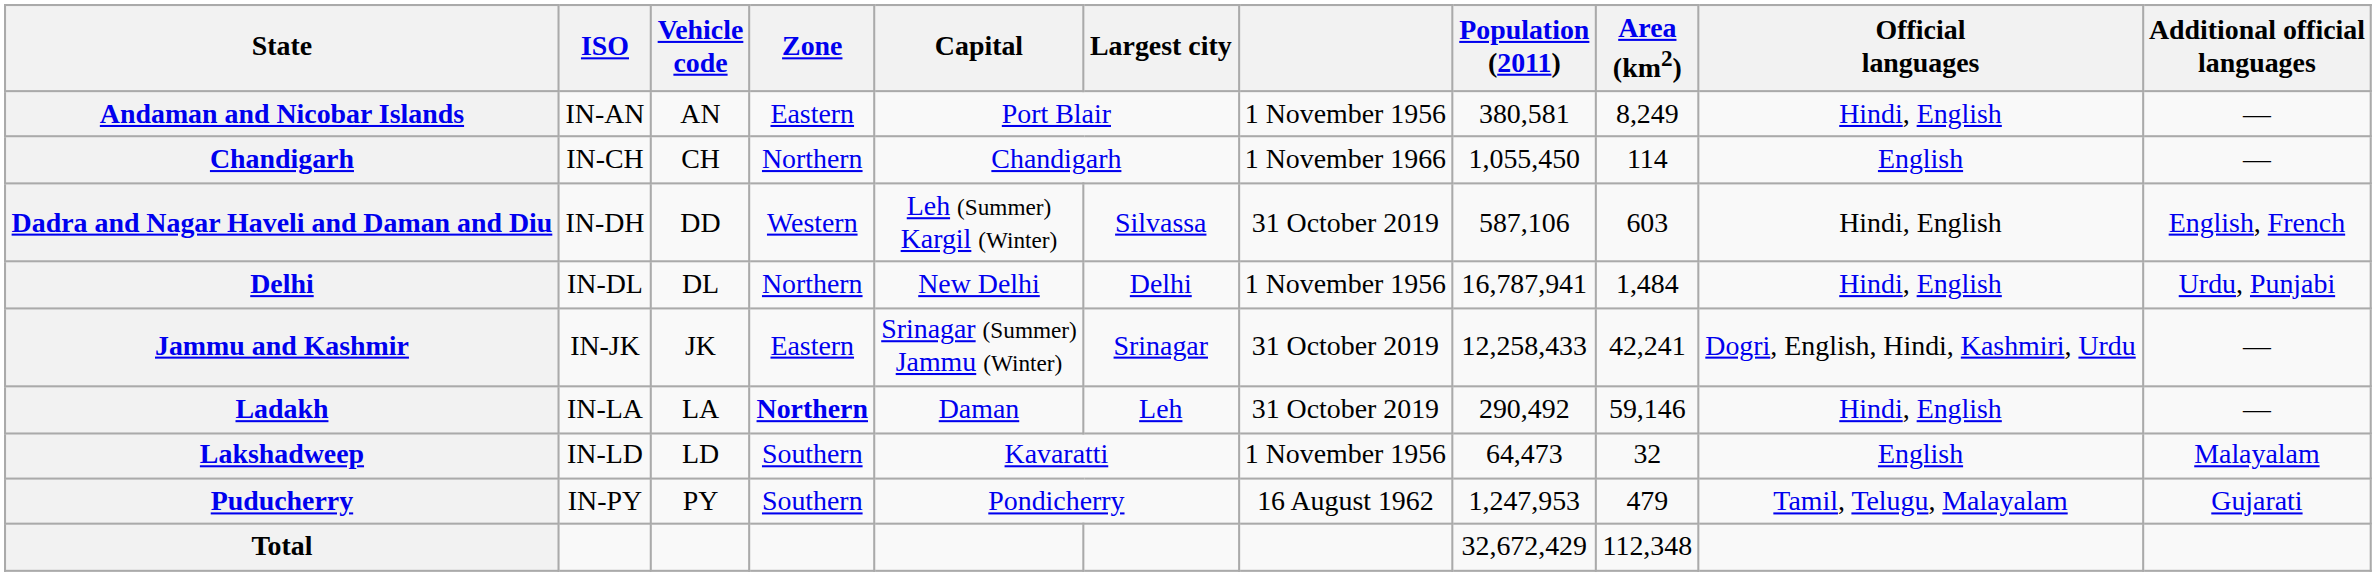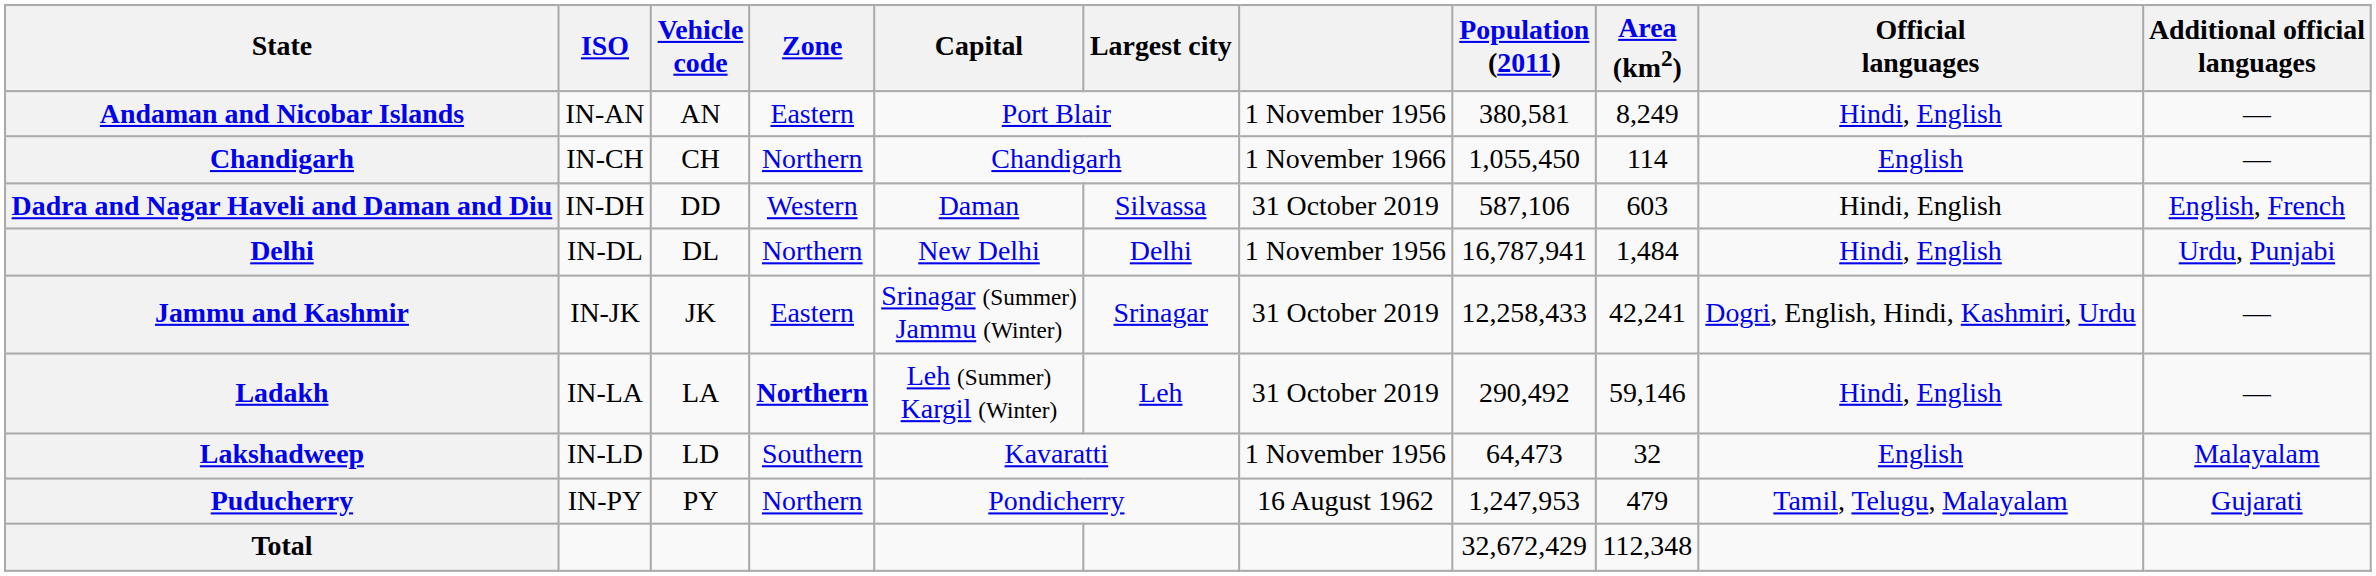(979, 221) Leh (Summer) Kargil (Winter) -> (979, 205) Daman
(979, 408) Daman -> (979, 392) Leh (Summer) Kargil (Winter)
(812, 500) Southern -> (812, 500) Northern
